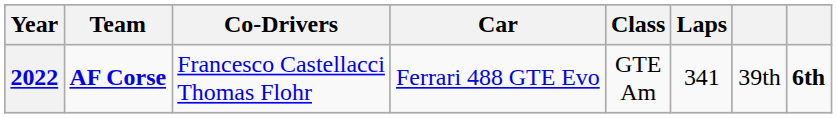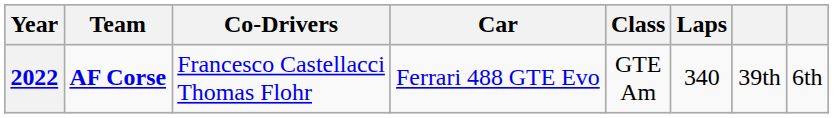(702, 78) 341 -> (702, 78) 340
(809, 78) bold -> (807, 78) normal
